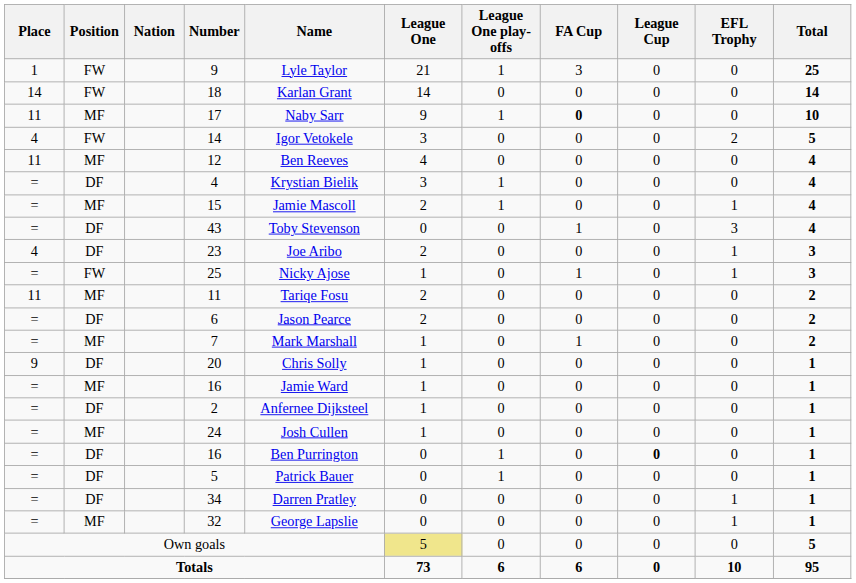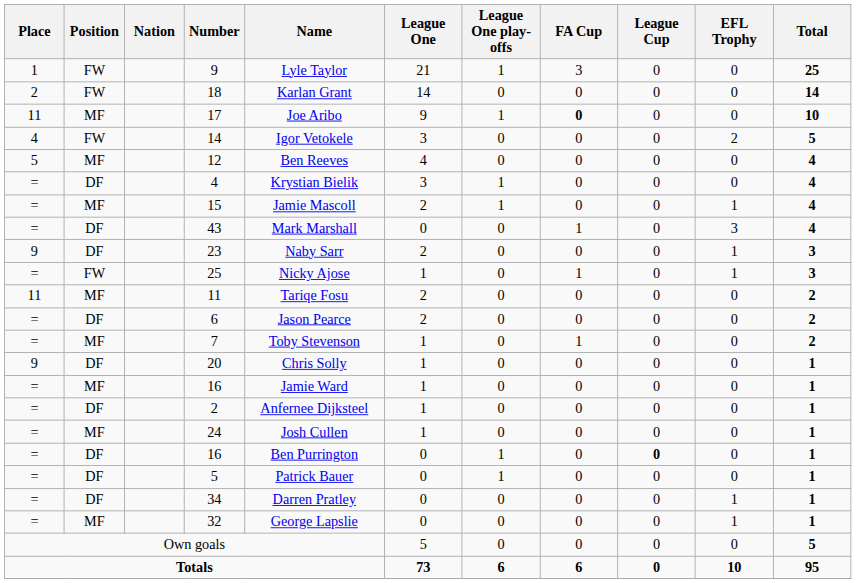(34, 92) 14 -> (34, 92) 2
(314, 115) Naby Sarr -> (314, 115) Joe Aribo
(34, 160) 11 -> (34, 160) 5
(314, 228) Toby Stevenson -> (314, 228) Mark Marshall
(34, 251) 4 -> (34, 251) 9
(314, 251) Joe Aribo -> (314, 251) Naby Sarr
(314, 341) Mark Marshall -> (314, 341) Toby Stevenson
(423, 544) khaki background -> (423, 544) no background
